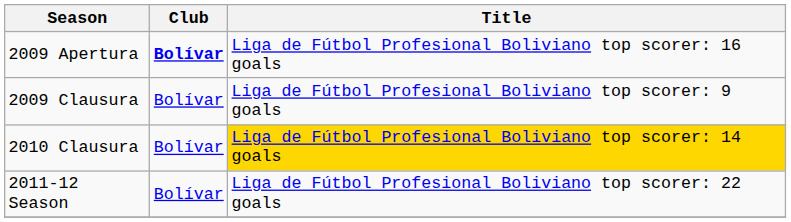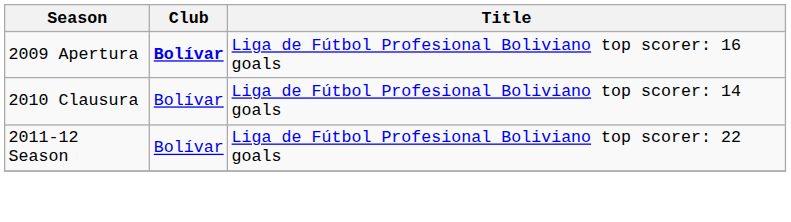- row: (74, 101)
(486, 148) gold background -> (486, 101) no background
